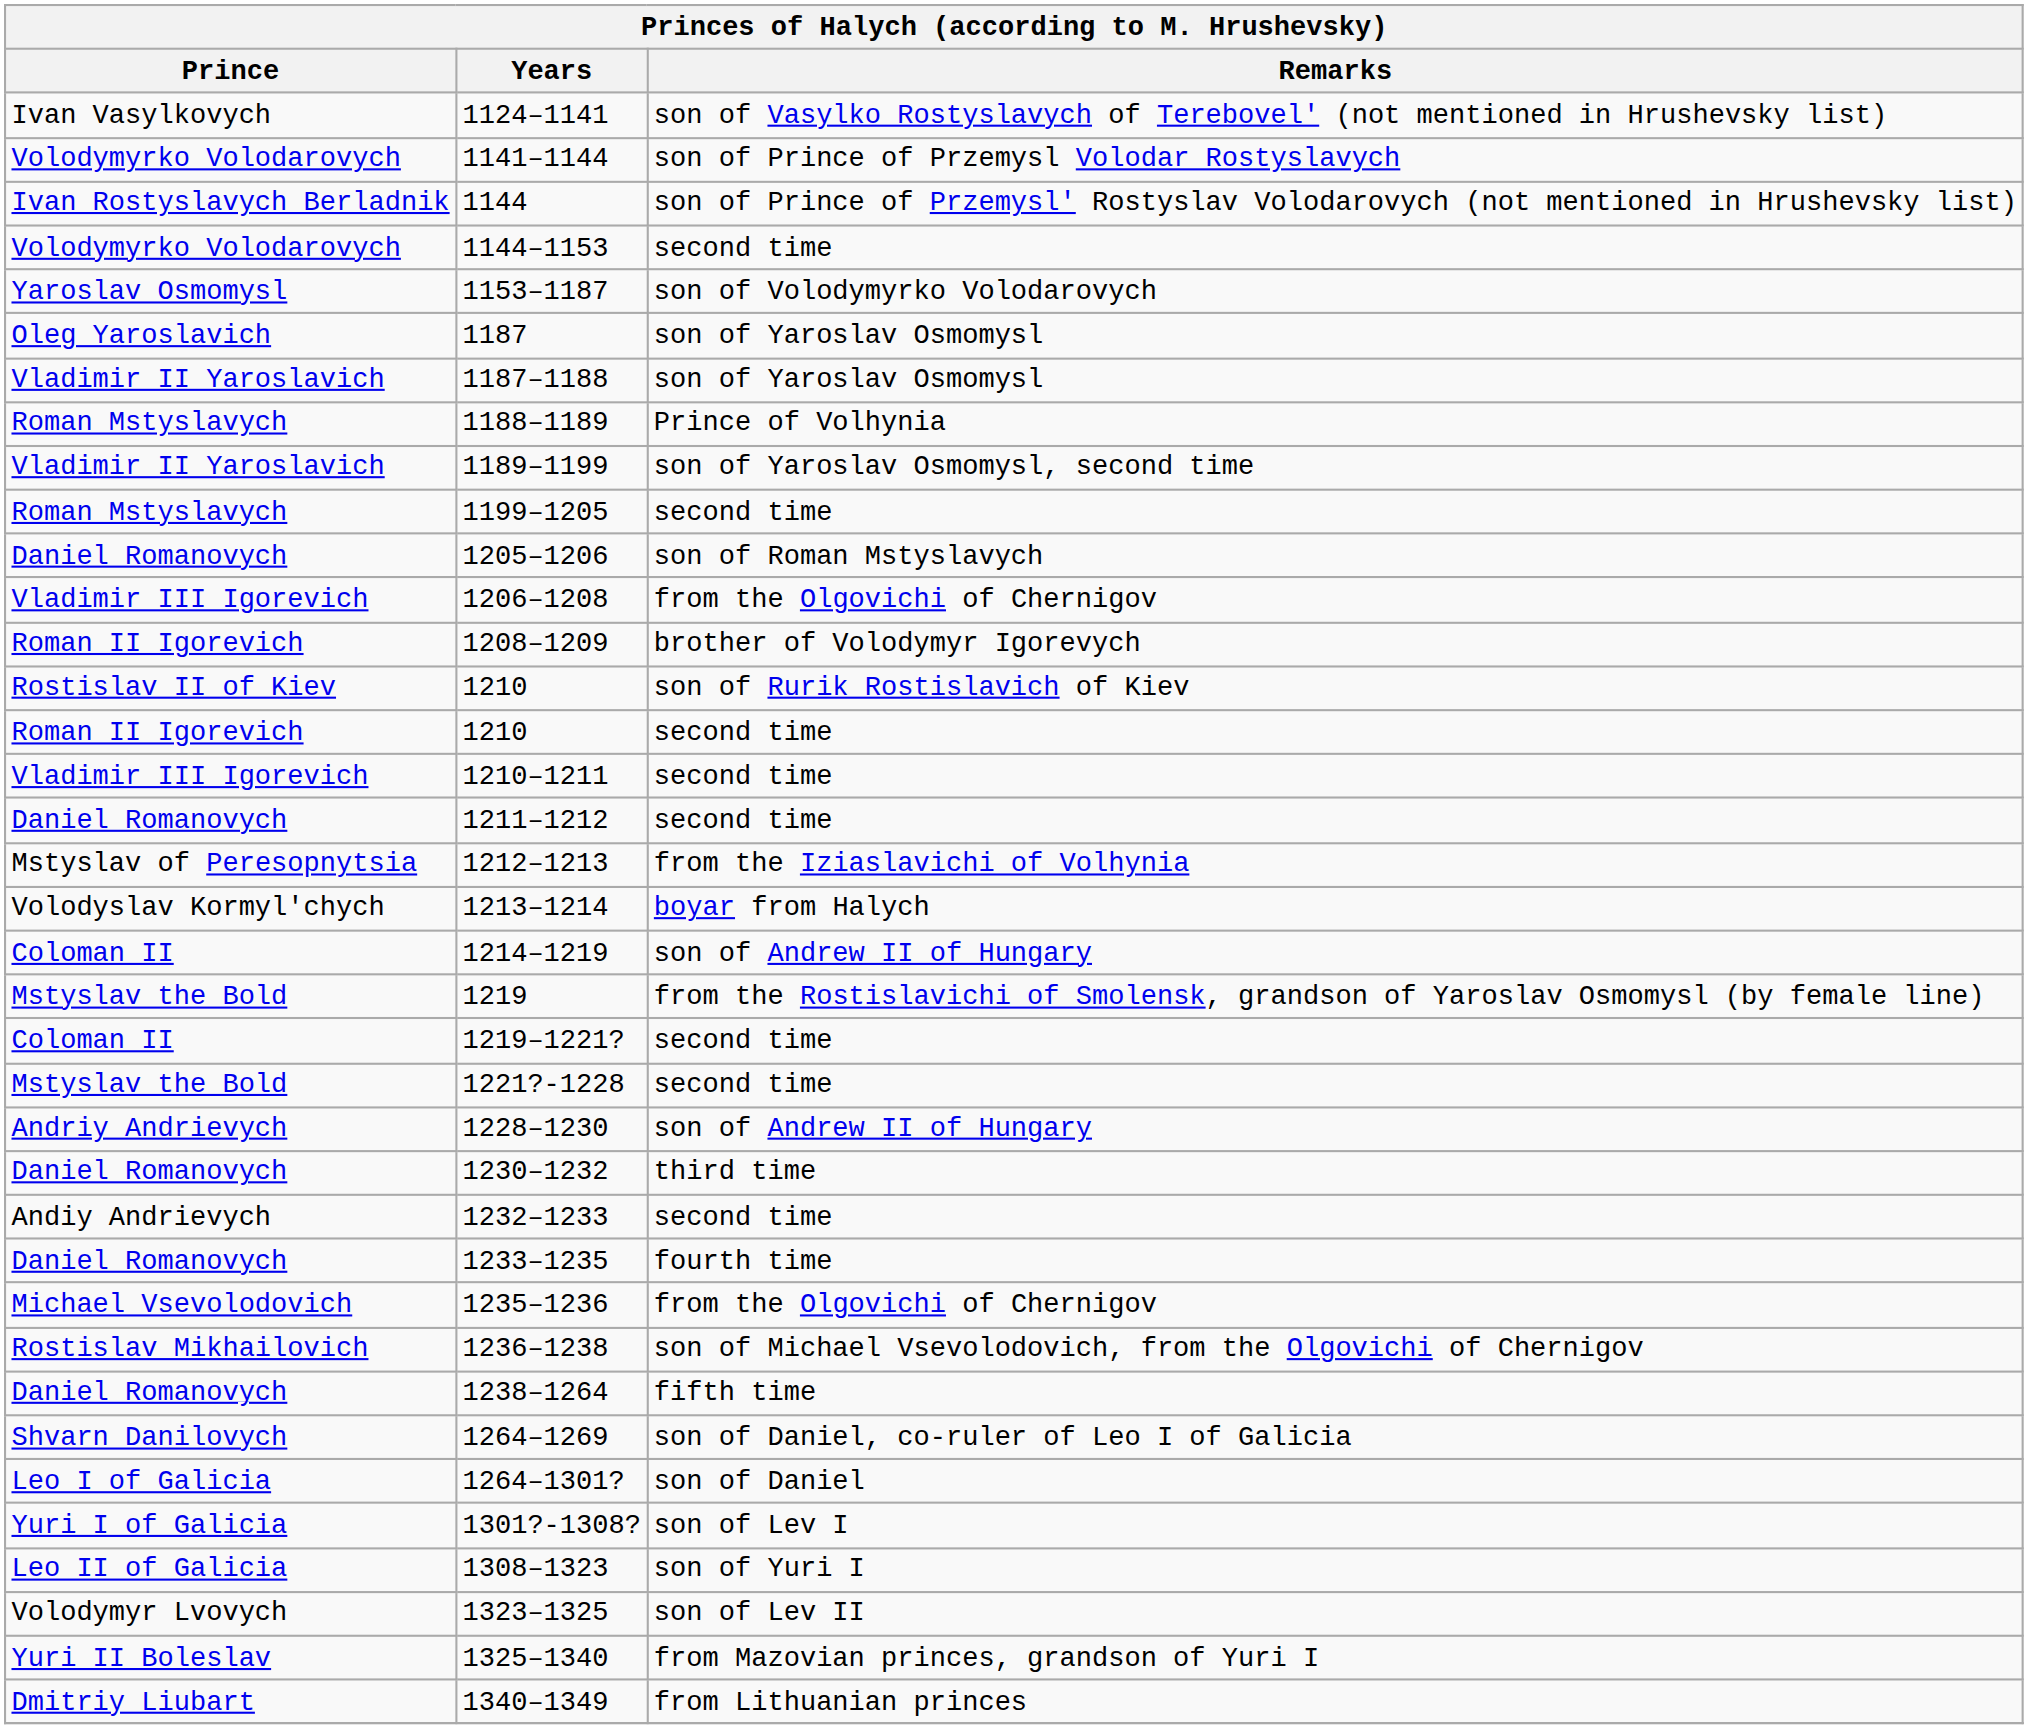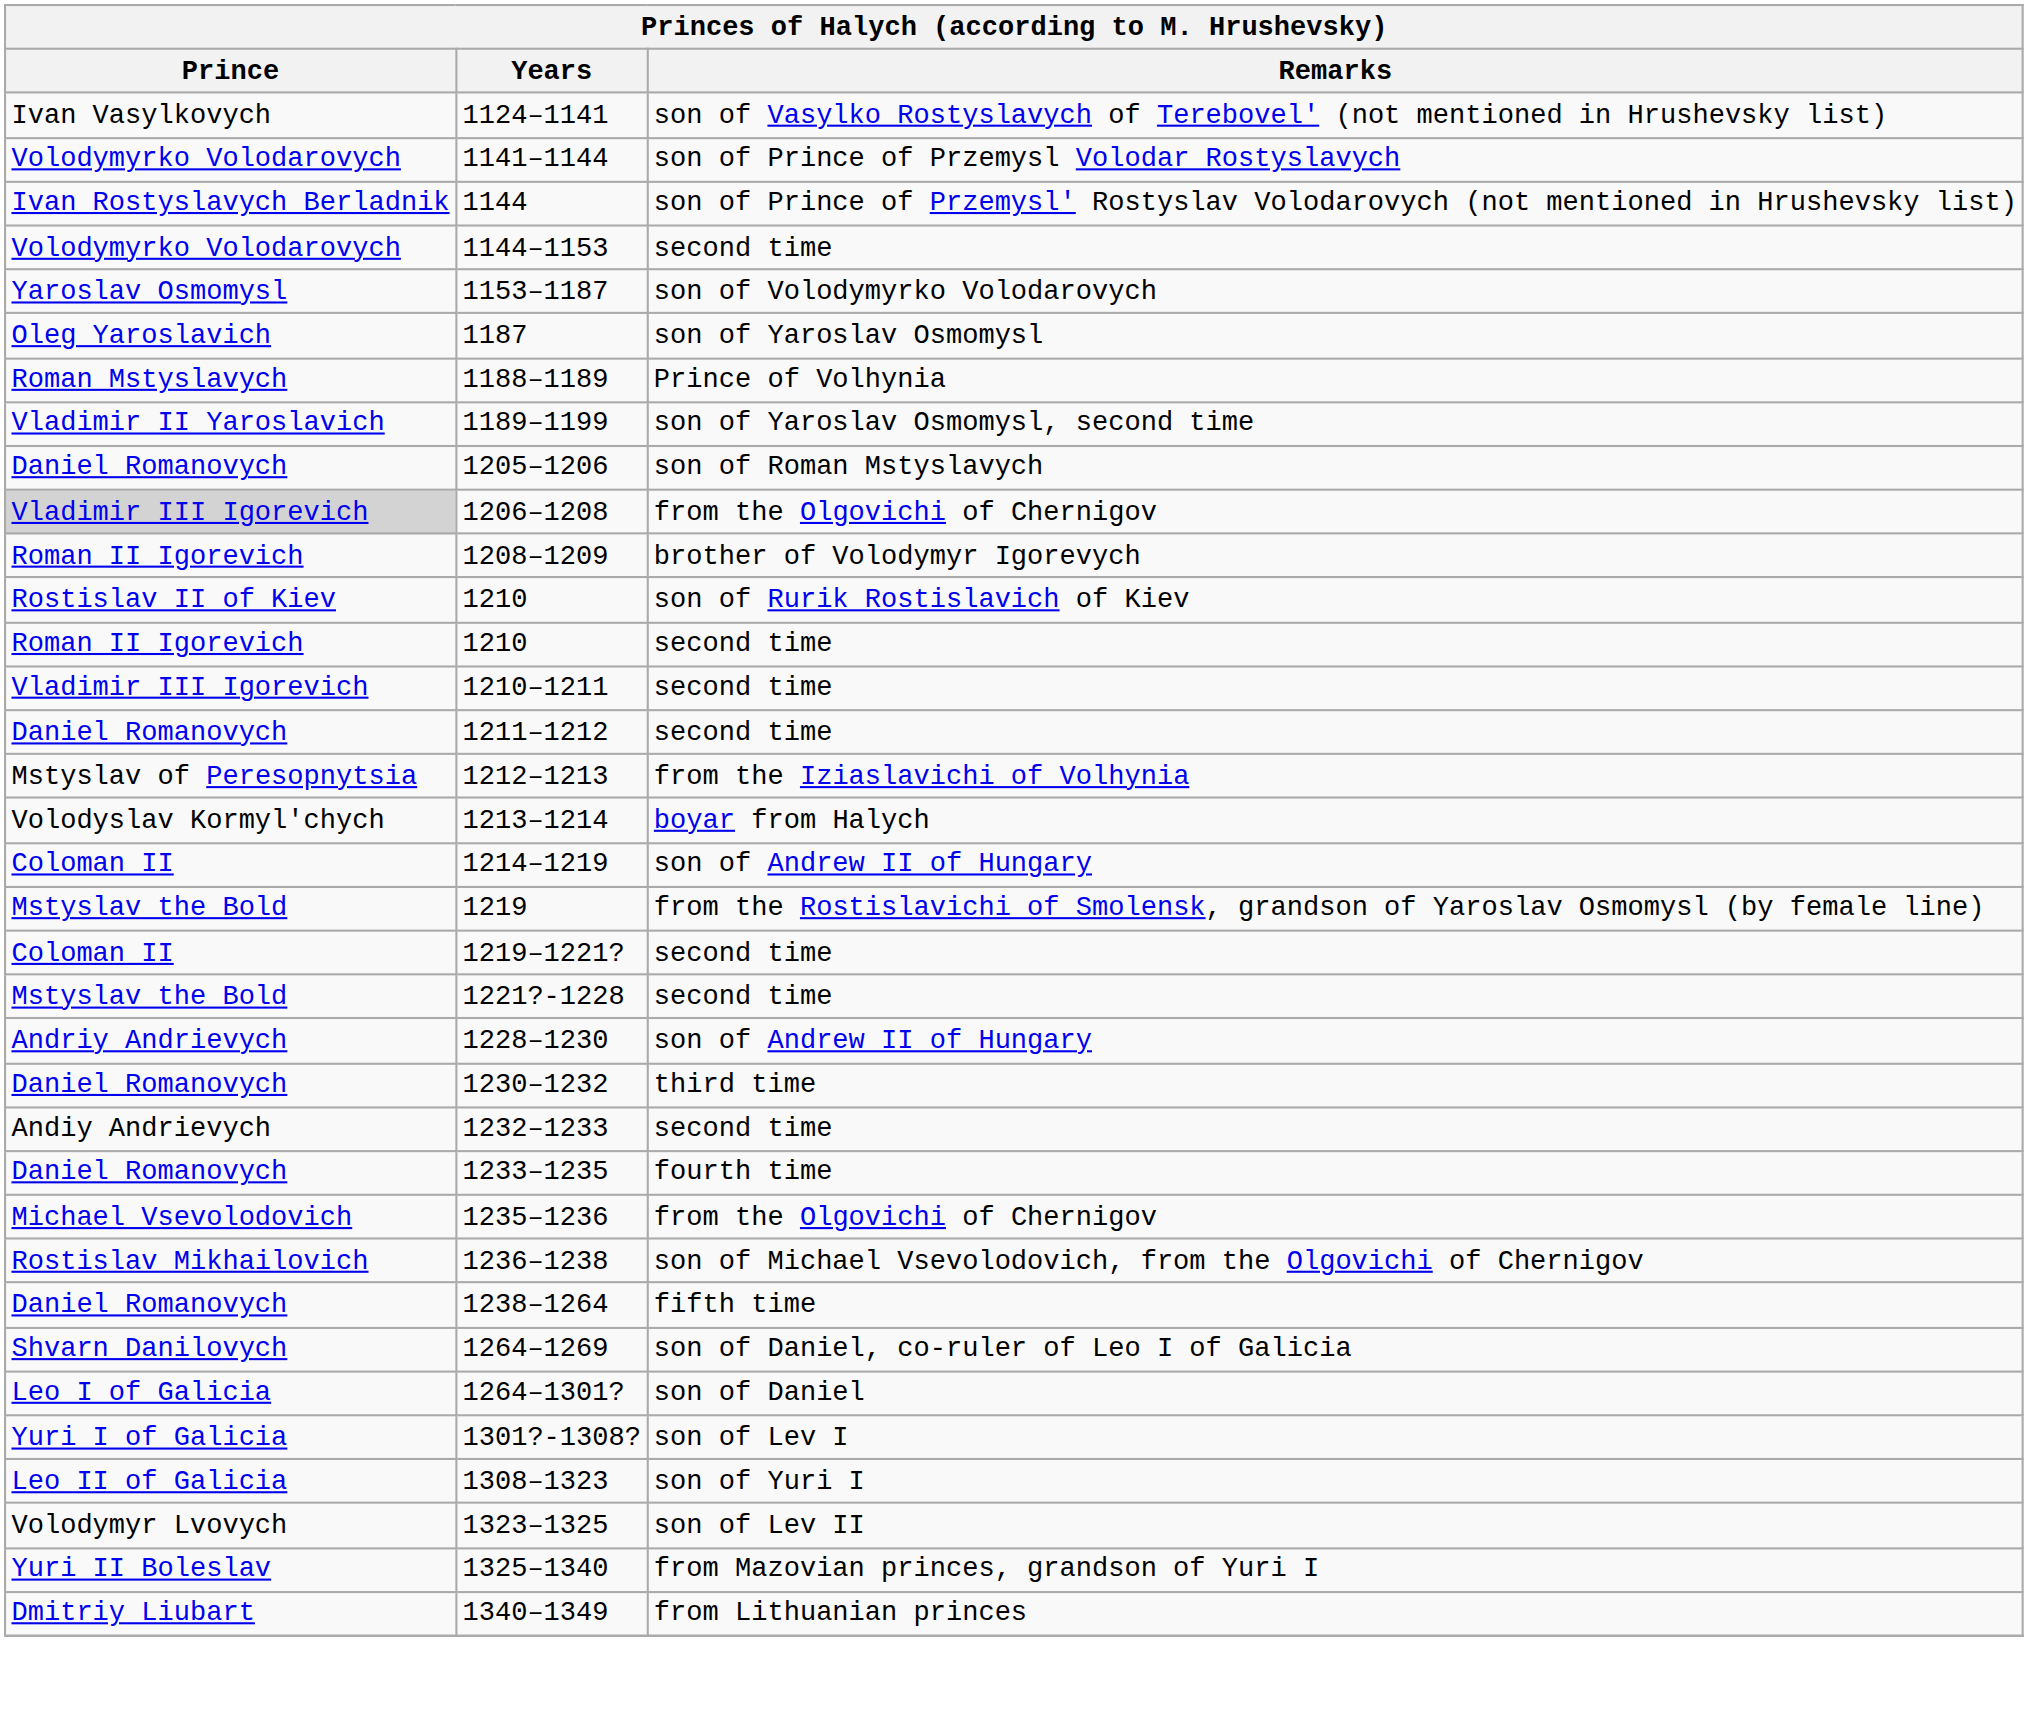- row: (536, 380)
- row: (536, 512)
(190, 600) no background -> (190, 512) lightgrey background
